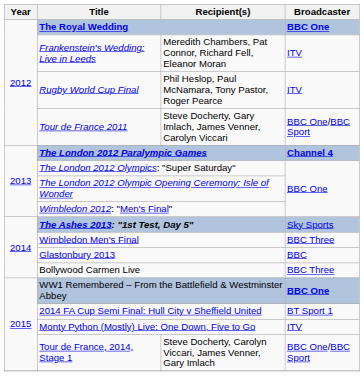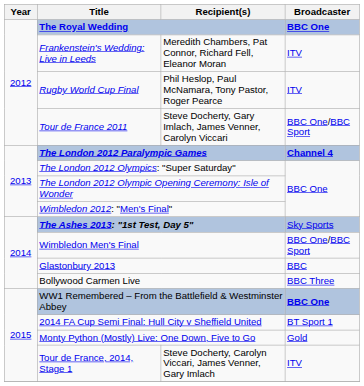(311, 239) BBC Three -> (319, 245) BBC One/BBC Sport
(295, 326) ITV -> (297, 337) Gold
(319, 352) BBC One/BBC Sport -> (295, 363) ITV
